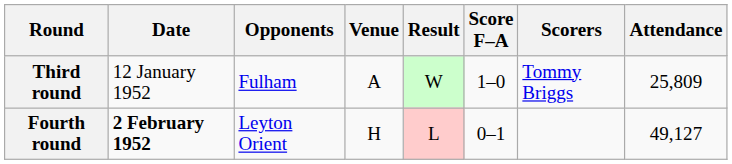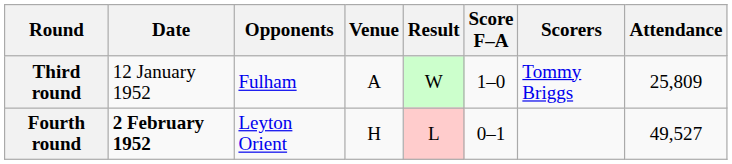(676, 133) 49,127 -> (676, 133) 49,527
